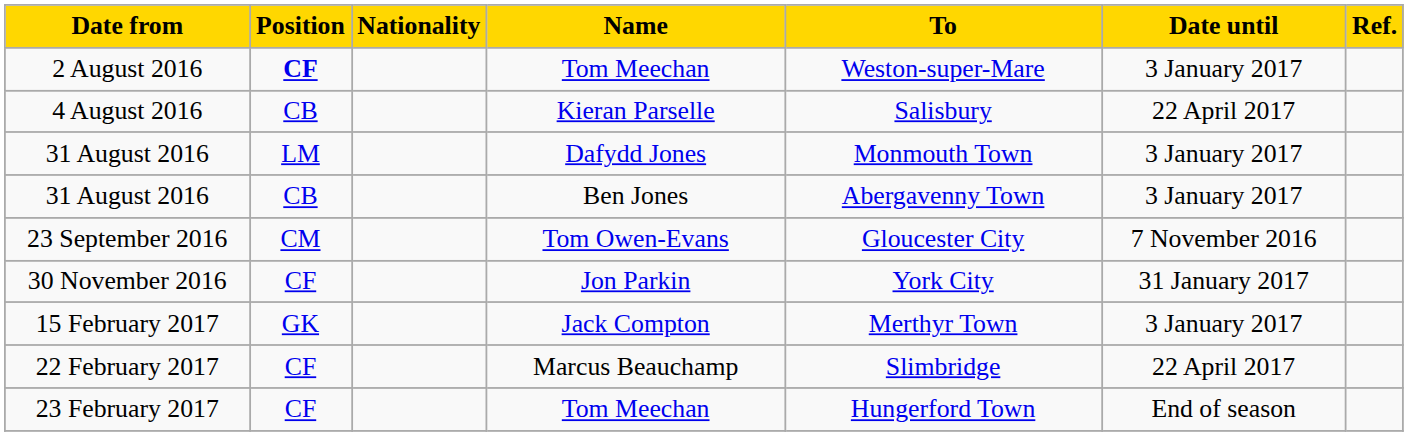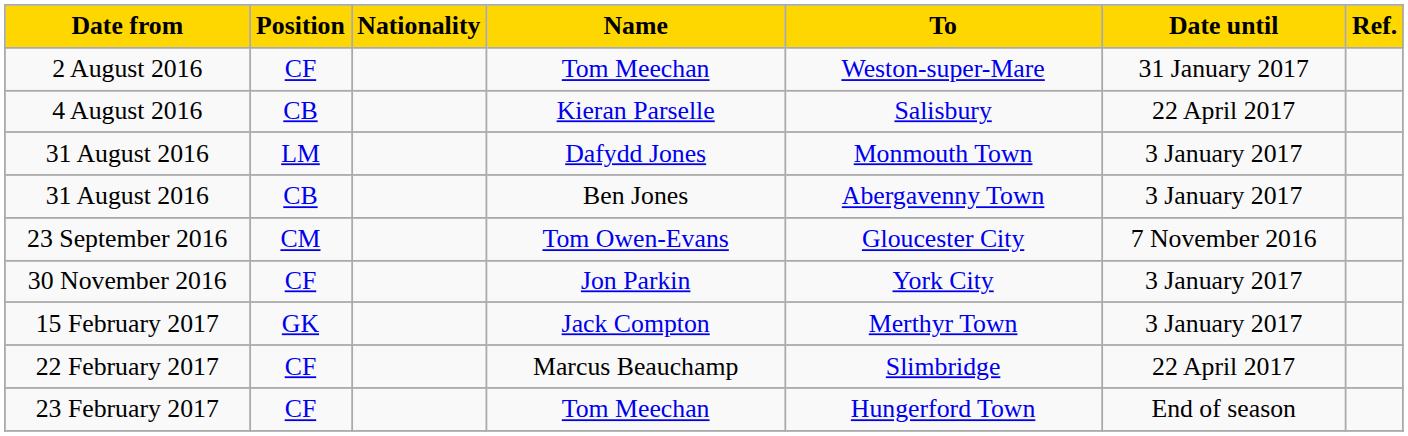(300, 68) bold -> (300, 68) normal
(1224, 68) 3 January 2017 -> (1224, 68) 31 January 2017
(1224, 281) 31 January 2017 -> (1224, 281) 3 January 2017
